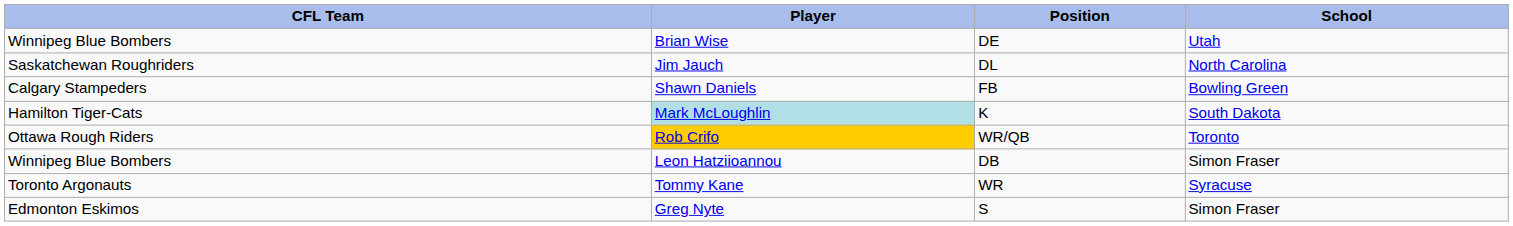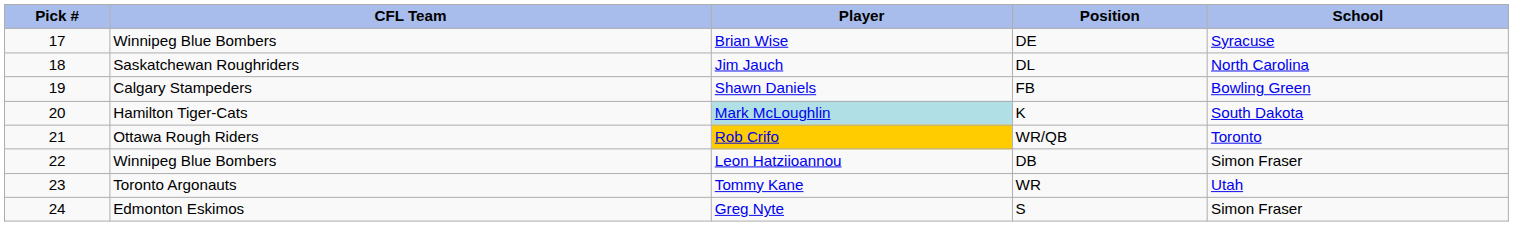+ column: (57, 16)
(1204, 40) Utah -> (1243, 40) Syracuse
(1220, 185) Syracuse -> (1227, 185) Utah
